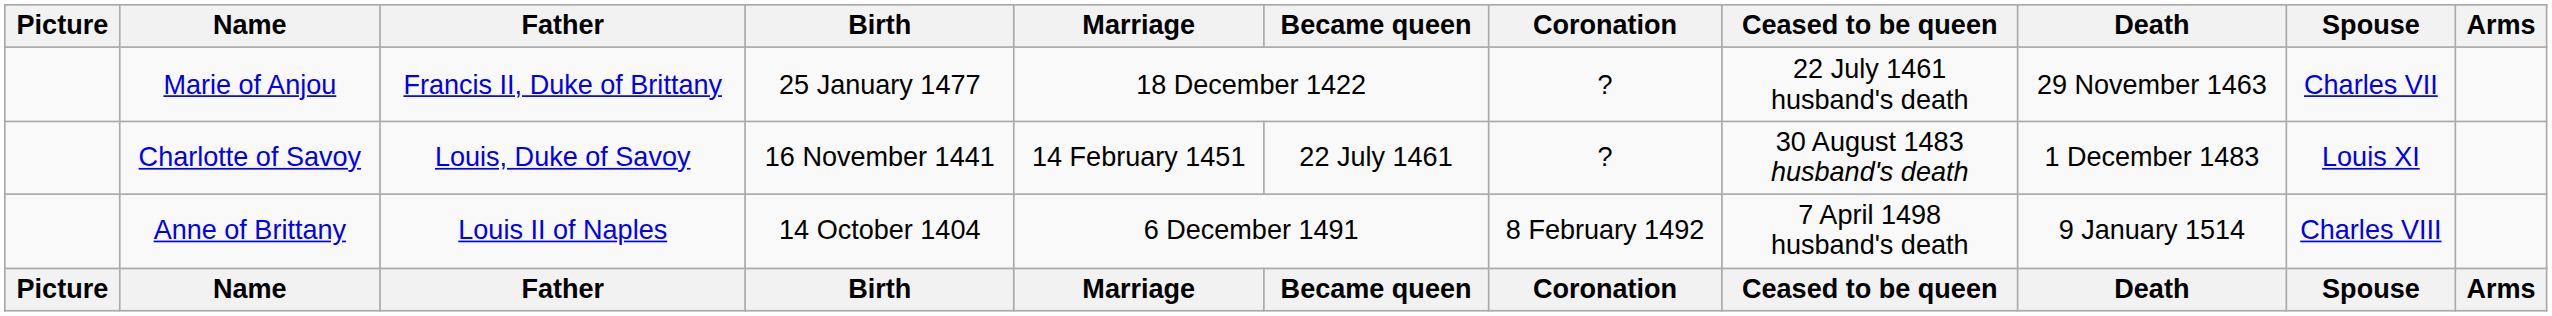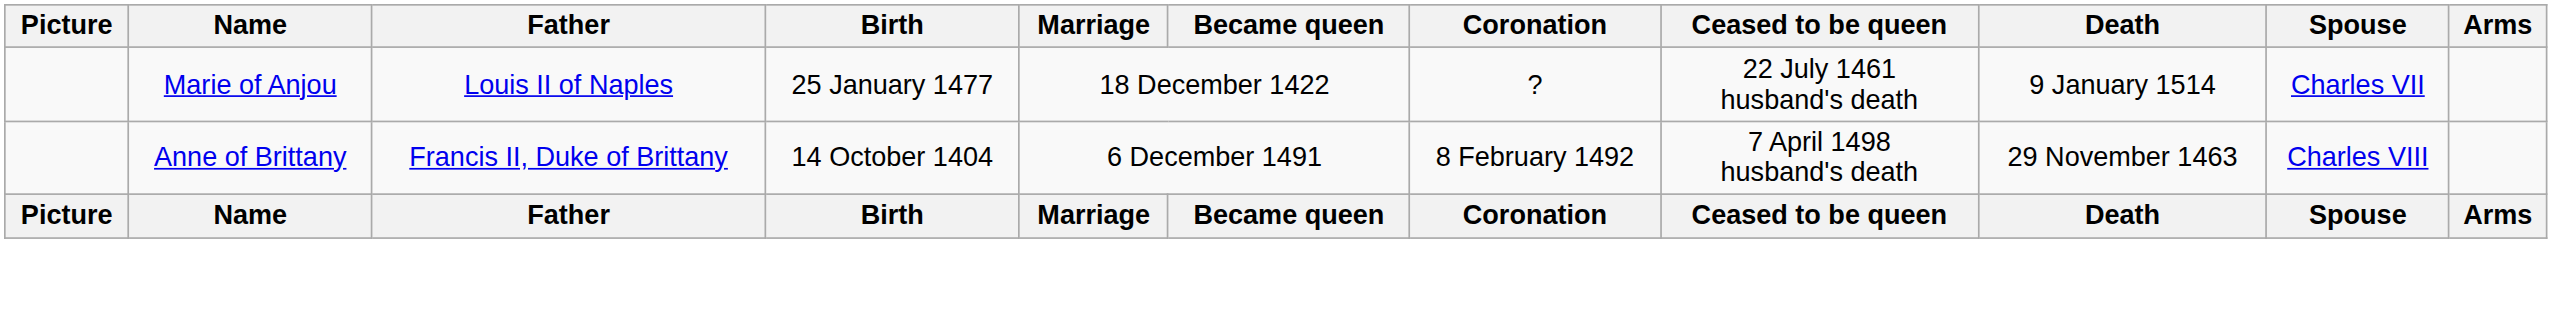(563, 84) Francis II, Duke of Brittany -> (569, 84) Louis II of Naples
(2152, 84) 29 November 1463 -> (2123, 84) 9 January 1514
- row: (250, 157)
(563, 230) Louis II of Naples -> (569, 157) Francis II, Duke of Brittany
(2152, 230) 9 January 1514 -> (2123, 157) 29 November 1463
